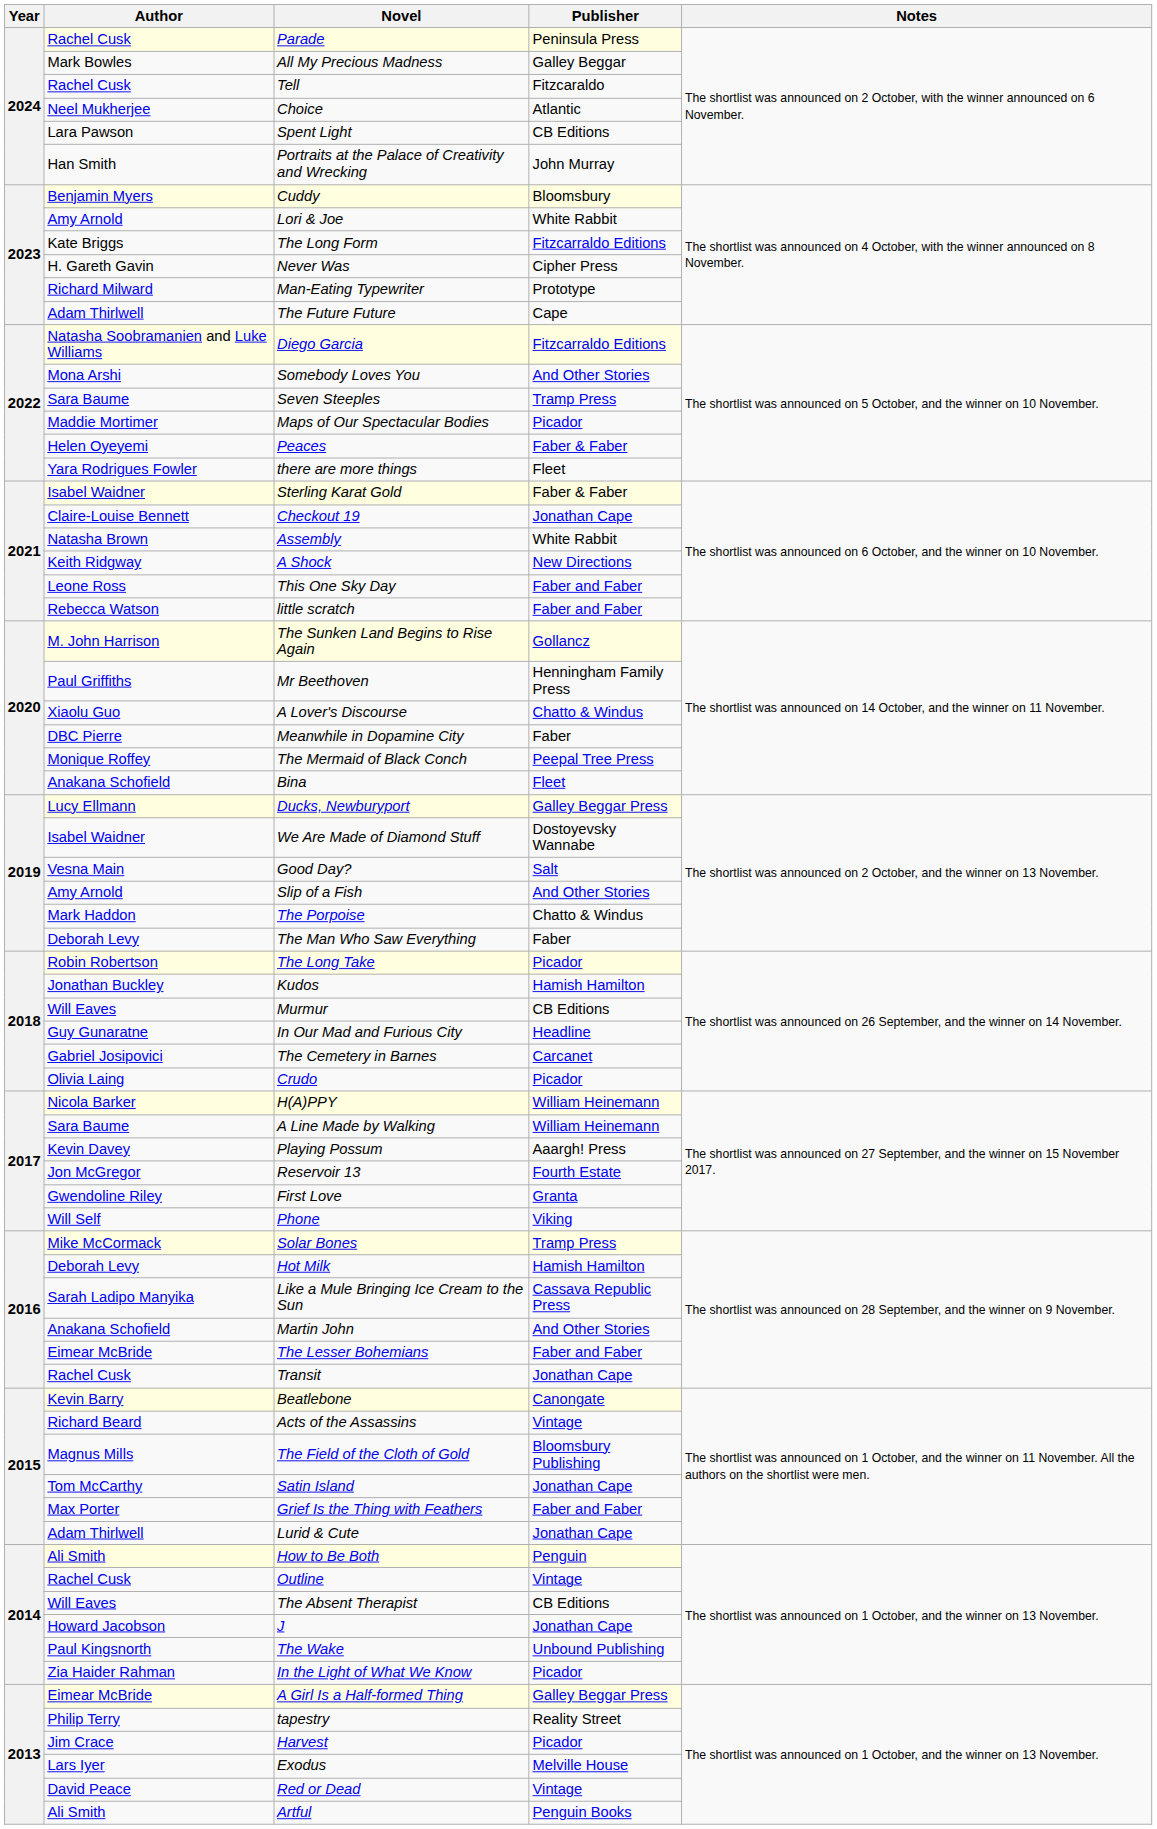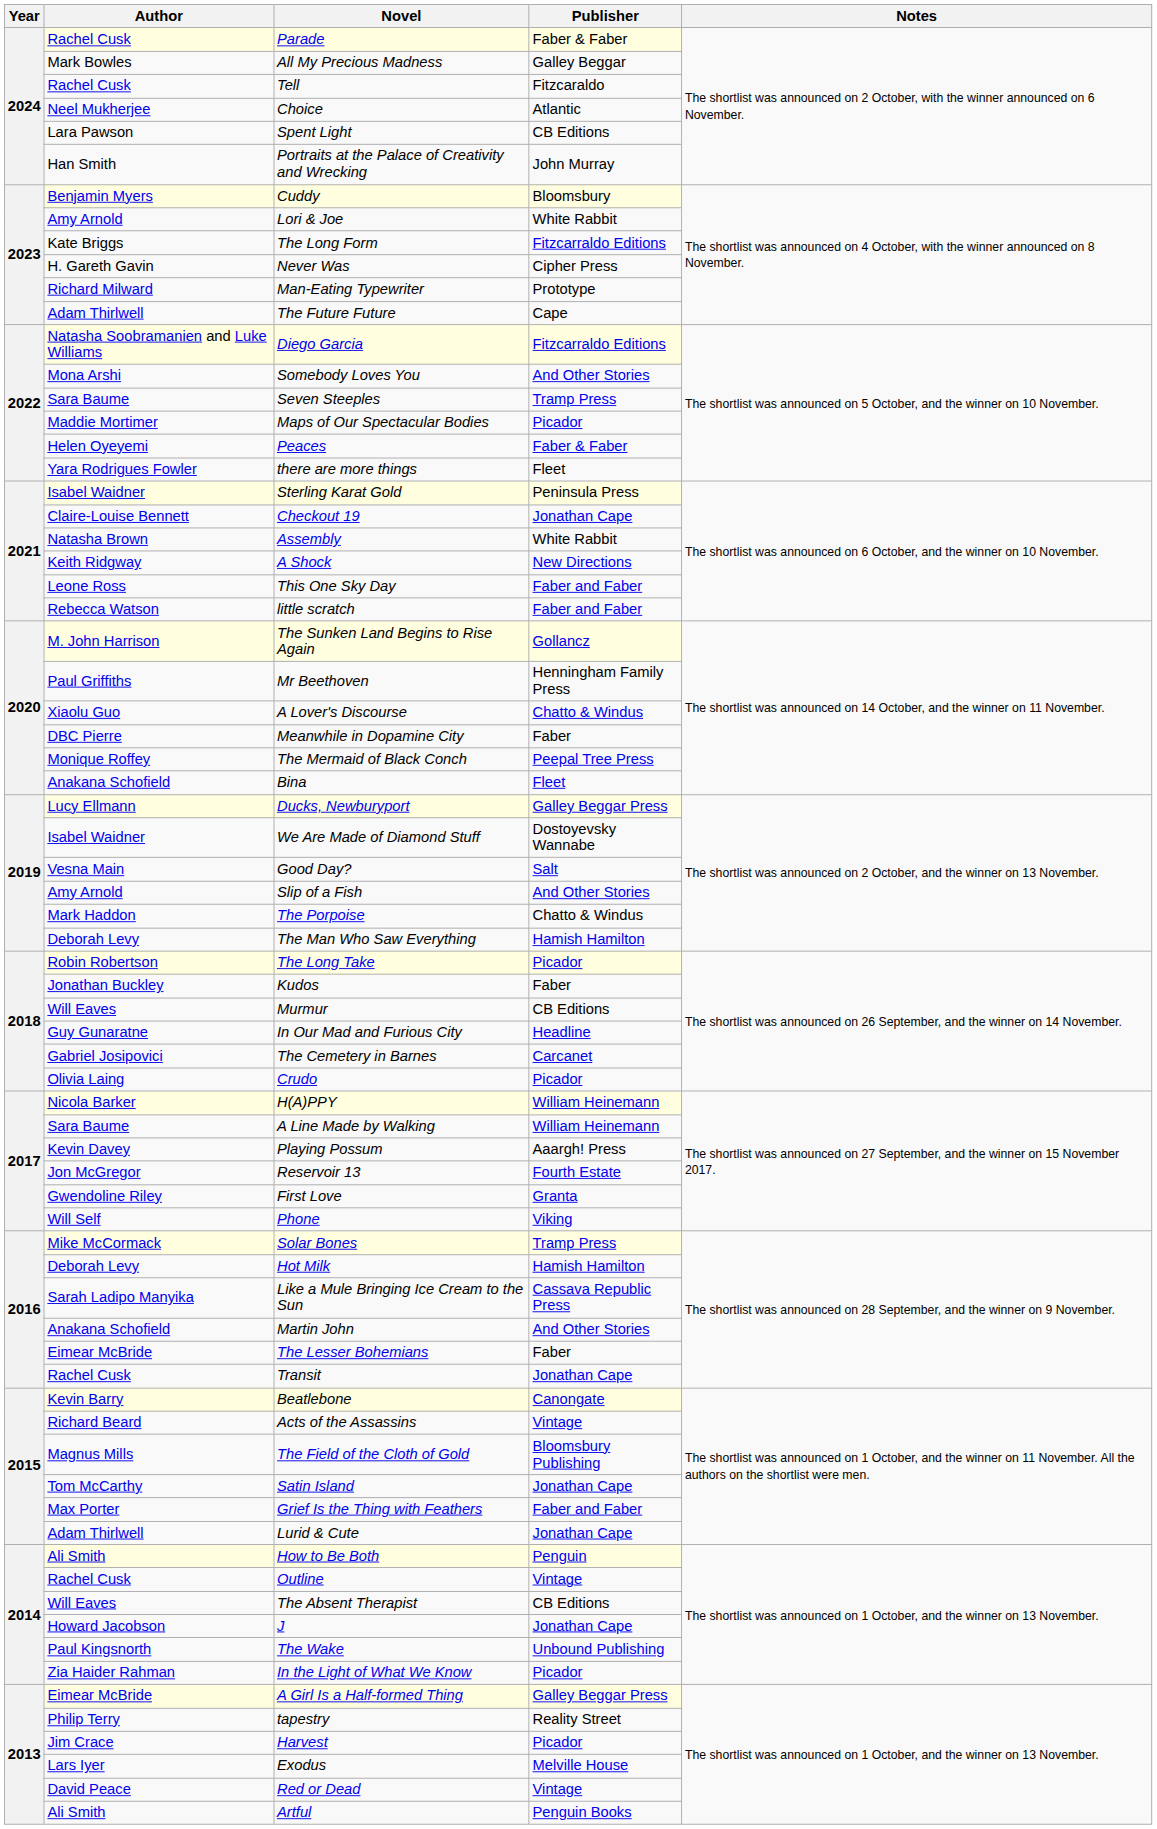(586, 39) Peninsula Press -> (580, 39) Faber & Faber
(580, 492) Faber & Faber -> (586, 492) Peninsula Press
(552, 939) Faber -> (589, 939) Hamish Hamilton
(589, 986) Hamish Hamilton -> (552, 986) Faber
(587, 1352) Faber and Faber -> (552, 1352) Faber
